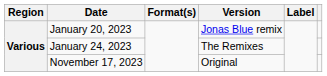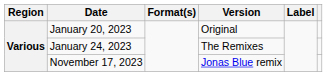(241, 29) Jonas Blue remix -> (219, 29) Original
(219, 63) Original -> (241, 63) Jonas Blue remix
